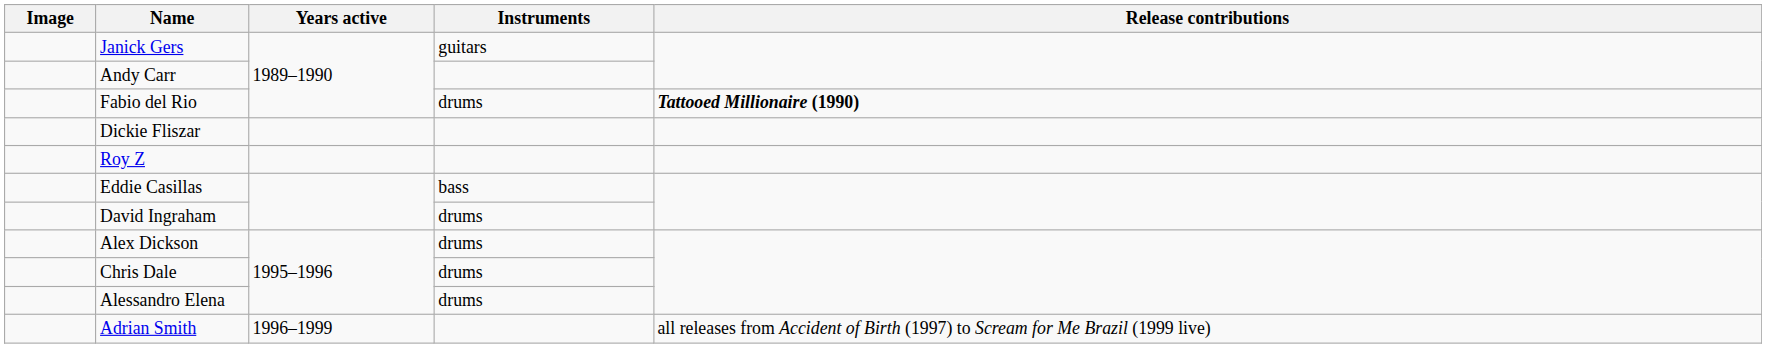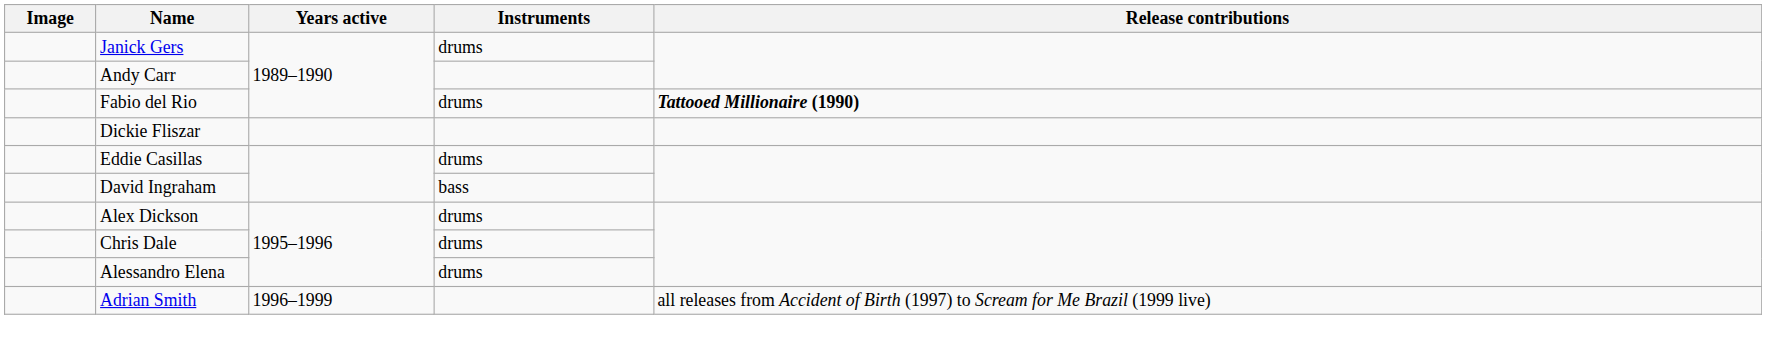(463, 46) guitars -> (461, 46) drums
- row: (123, 159)
(454, 187) bass -> (461, 159) drums
(461, 215) drums -> (454, 187) bass
